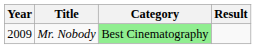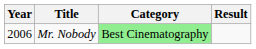(20, 33) 2009 -> (20, 33) 2006
